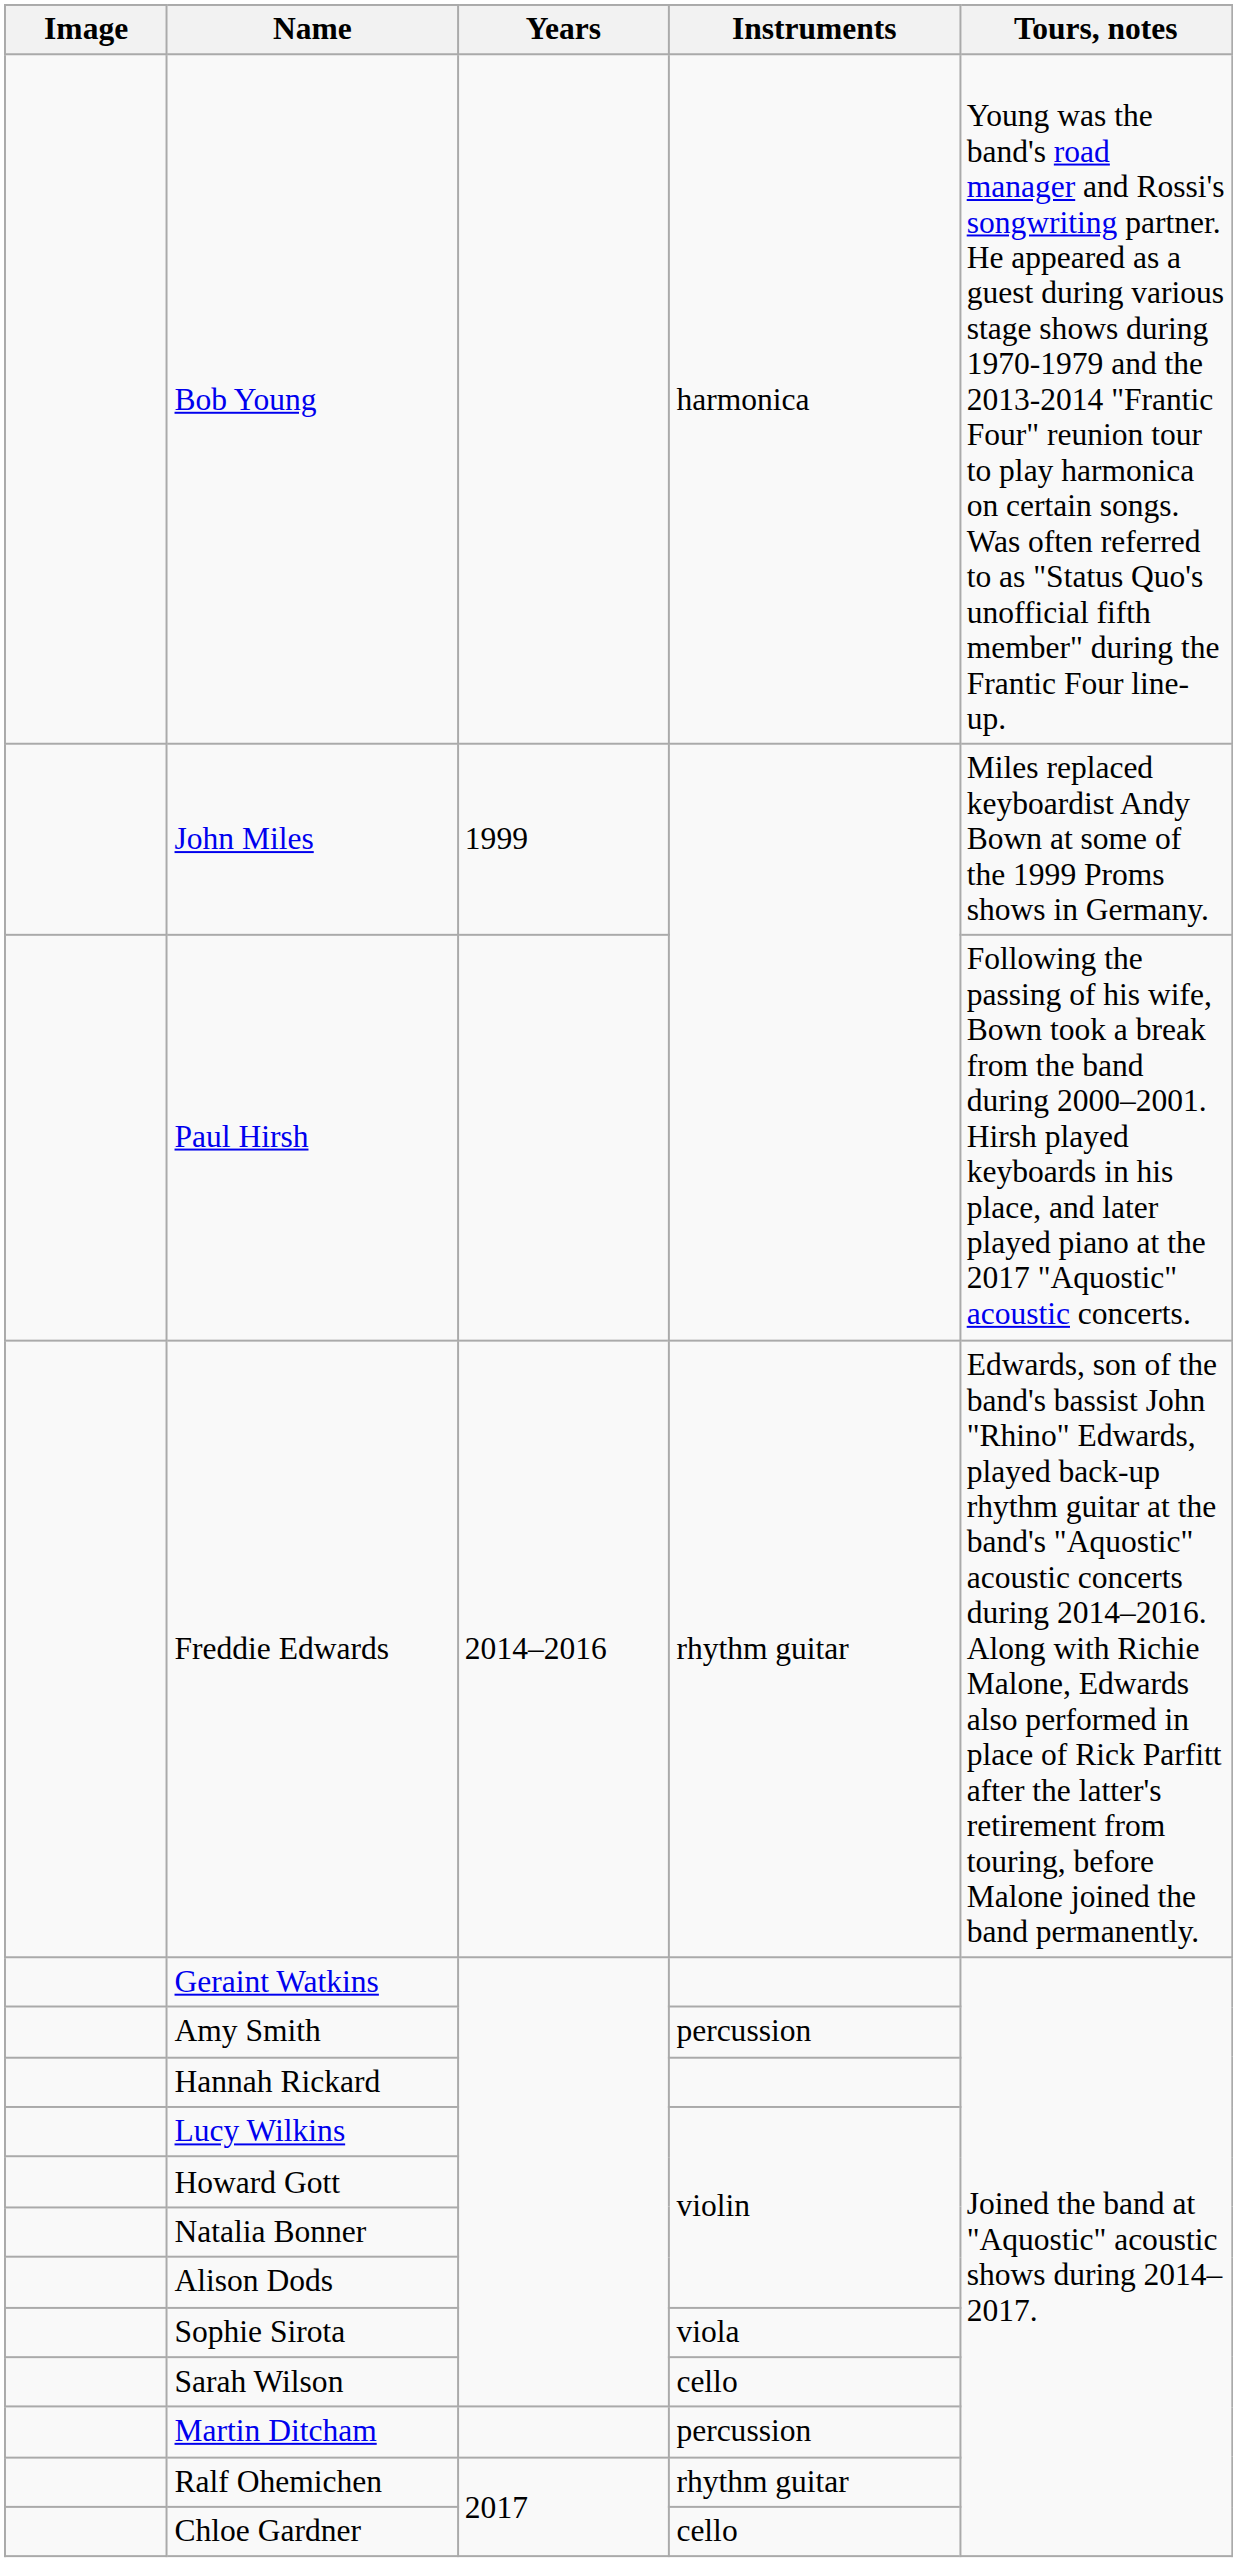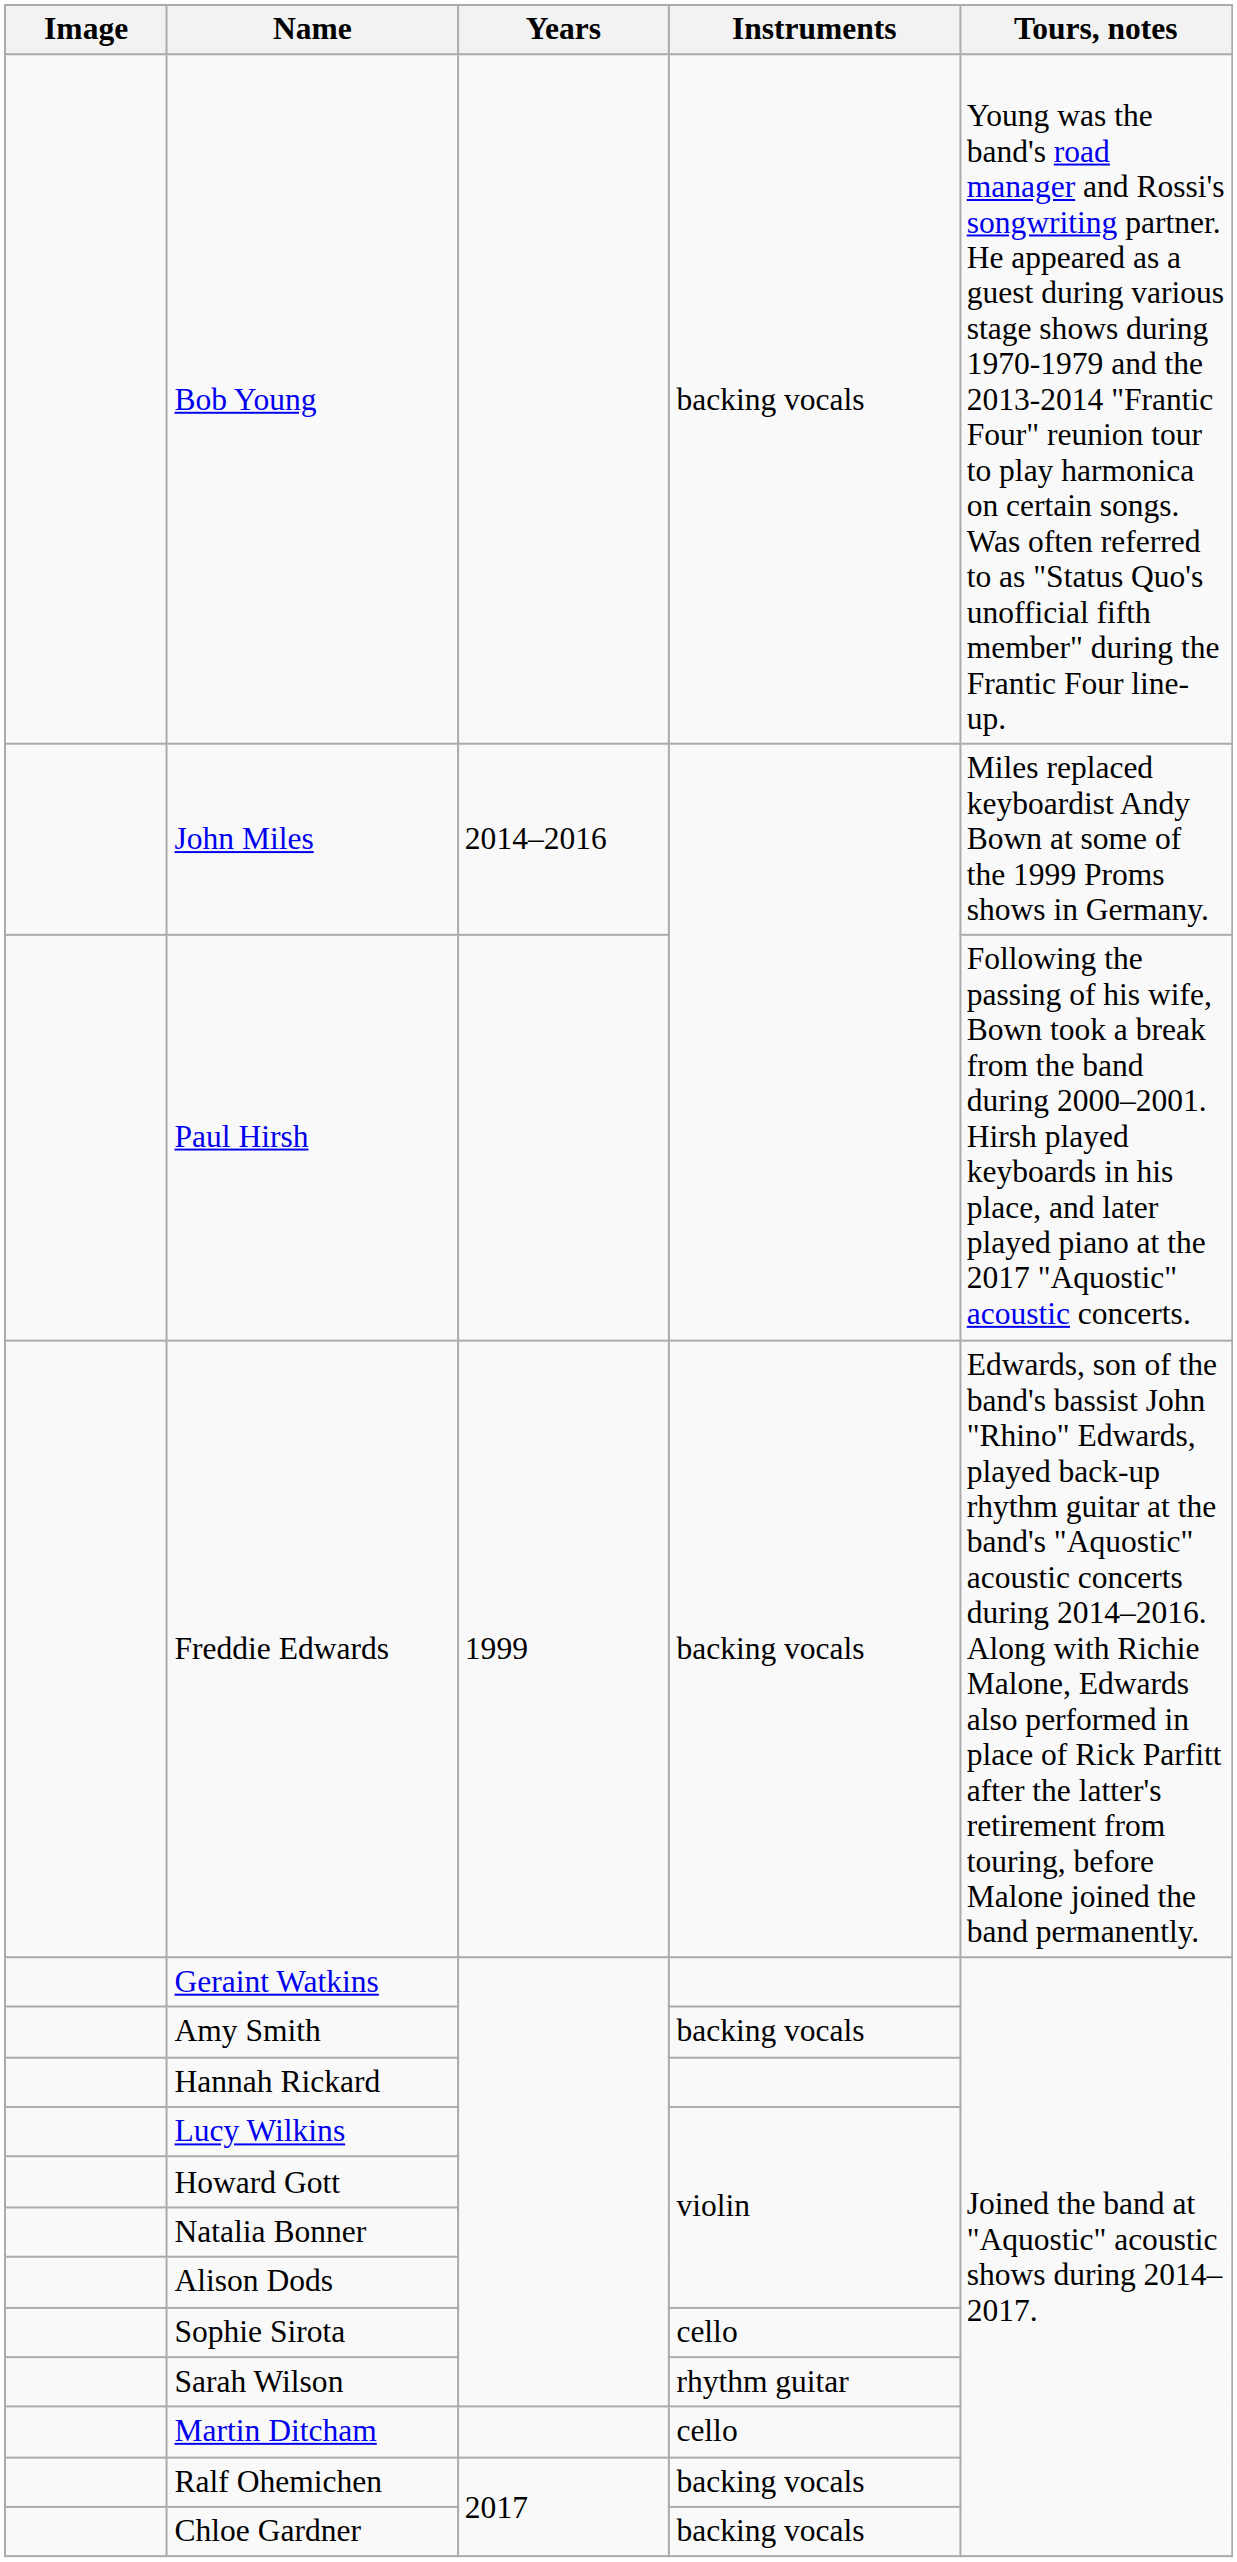(743, 398) harmonica -> (770, 398) backing vocals
(496, 838) 1999 -> (536, 838) 2014–2016
(536, 1647) 2014–2016 -> (496, 1647) 1999
(763, 1647) rhythm guitar -> (770, 1647) backing vocals
(744, 2031) percussion -> (770, 2031) backing vocals
(708, 2331) viola -> (707, 2331) cello
(707, 2381) cello -> (763, 2381) rhythm guitar
(744, 2431) percussion -> (707, 2431) cello
(763, 2481) rhythm guitar -> (770, 2481) backing vocals
(707, 2531) cello -> (770, 2531) backing vocals
